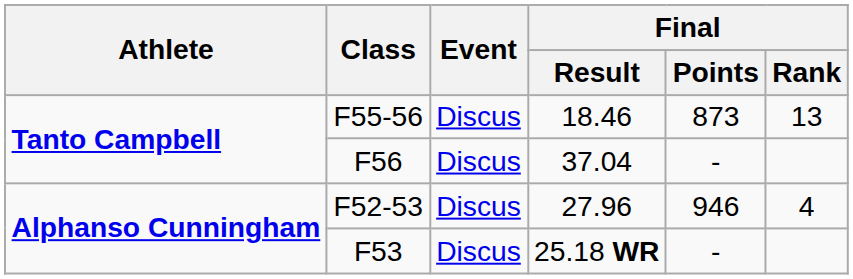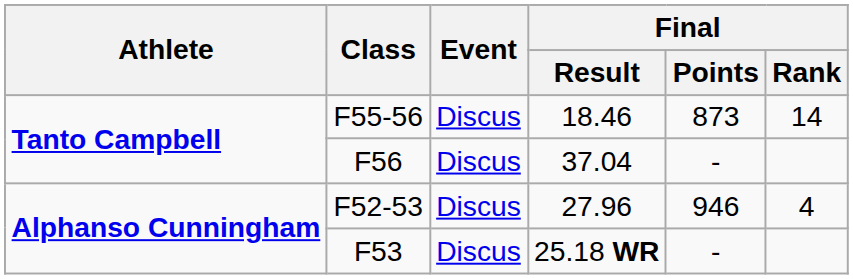(807, 117) 13 -> (807, 117) 14
